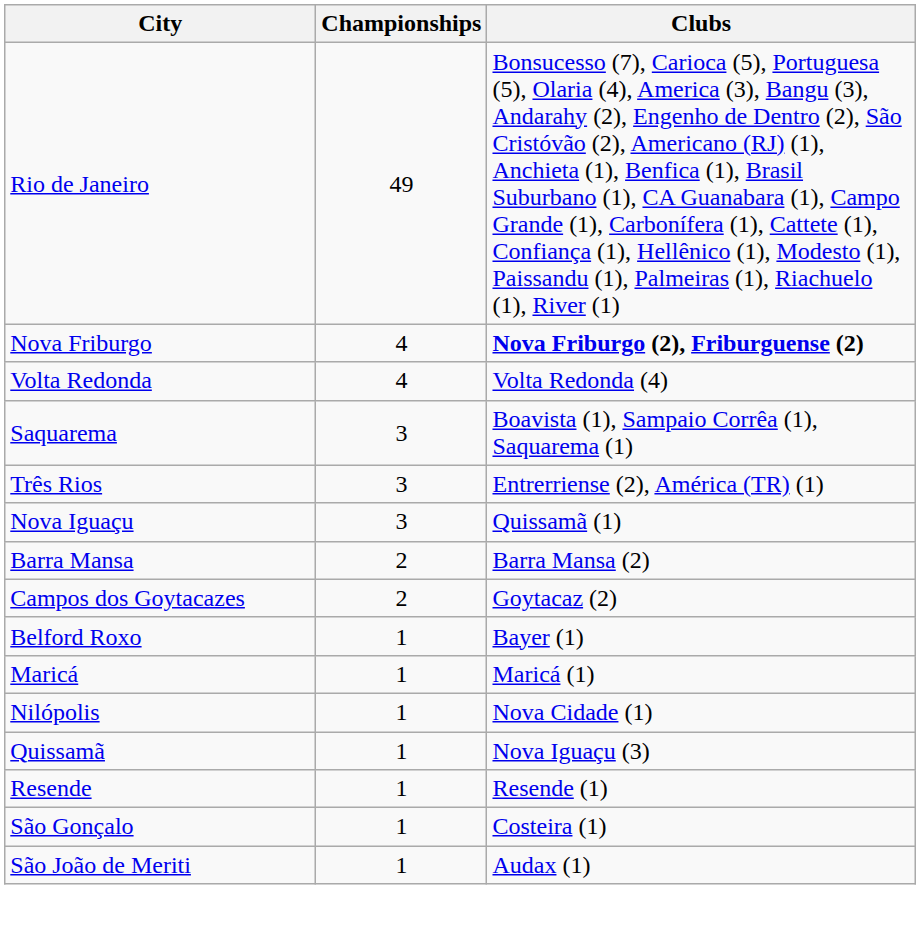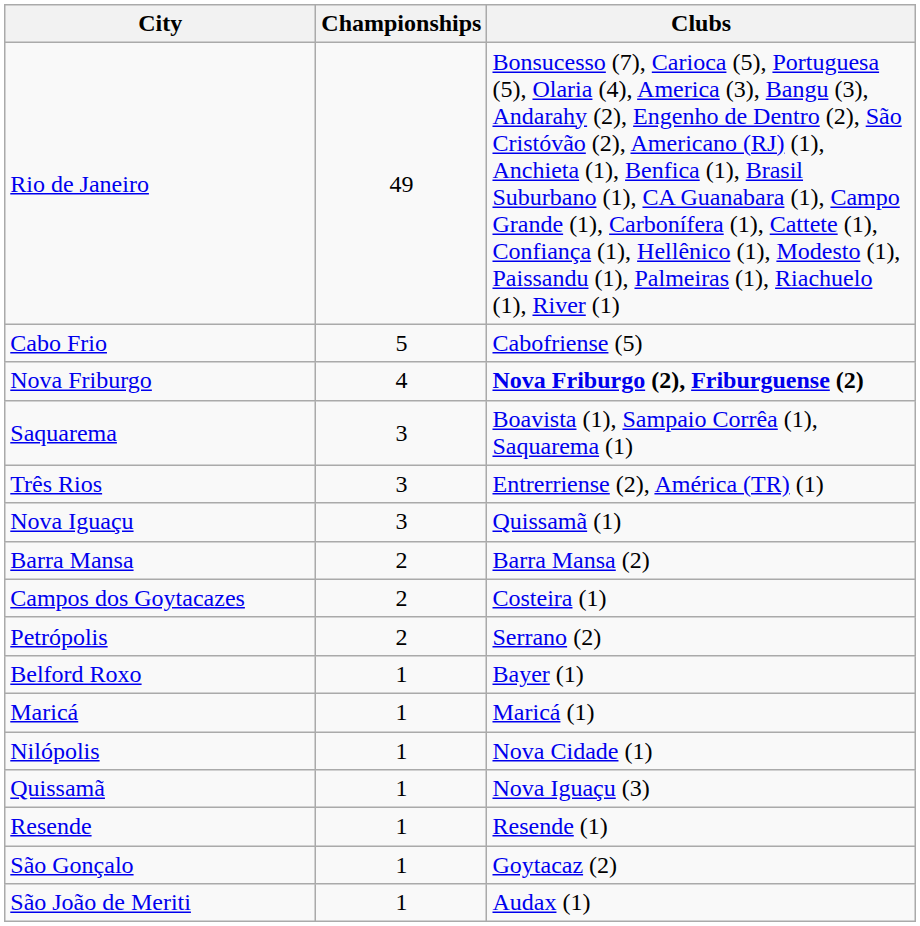+ row: (59, 342)
- row: (81, 380)
(555, 598) Goytacaz (2) -> (549, 598) Costeira (1)
+ row: (59, 636)
(549, 826) Costeira (1) -> (555, 864) Goytacaz (2)
